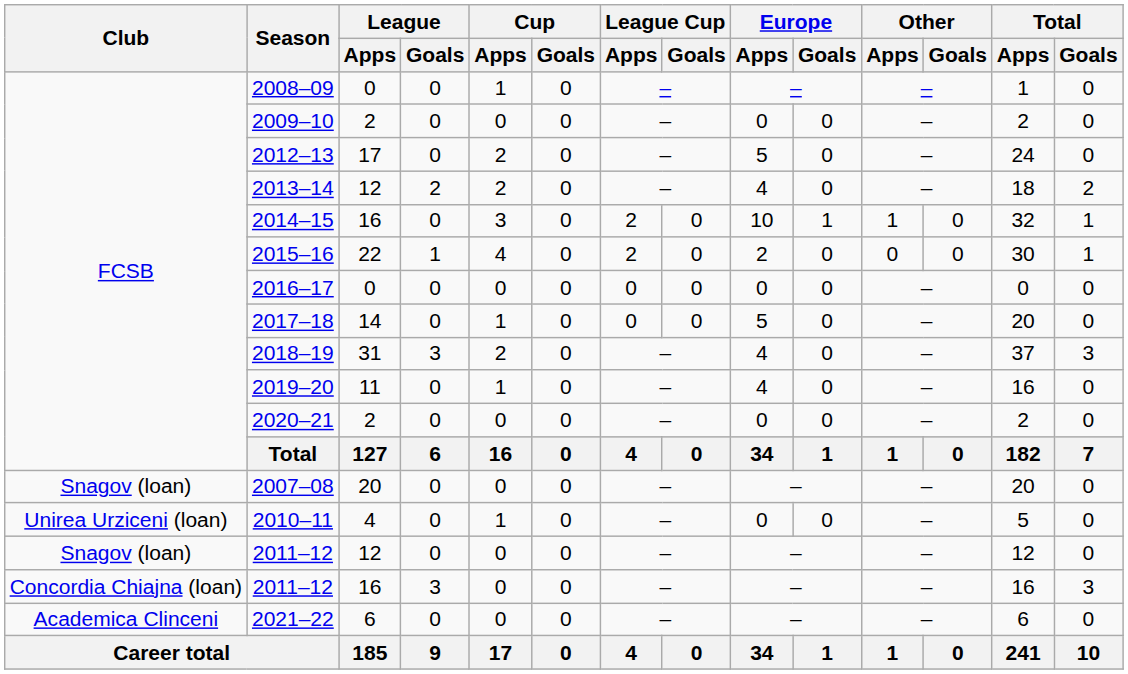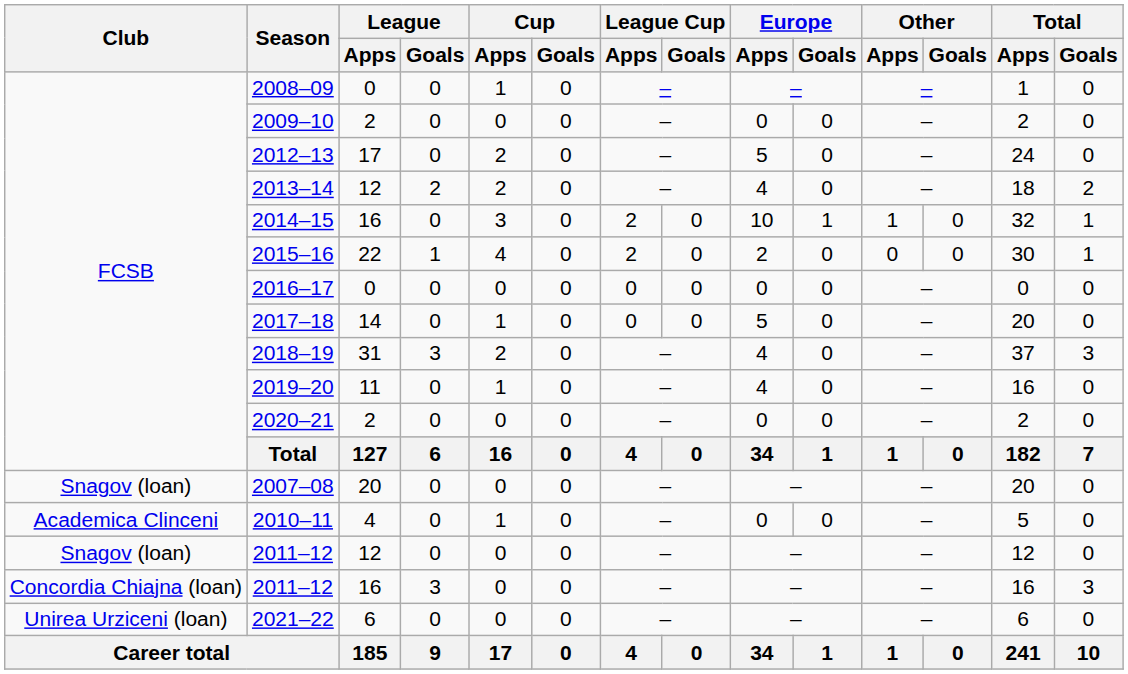(126, 520) Unirea Urziceni (loan) -> (126, 520) Academica Clinceni
(126, 620) Academica Clinceni -> (126, 620) Unirea Urziceni (loan)
